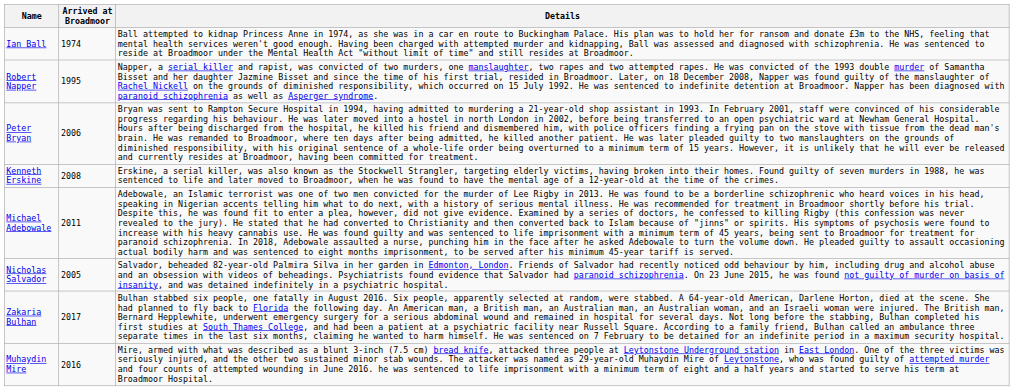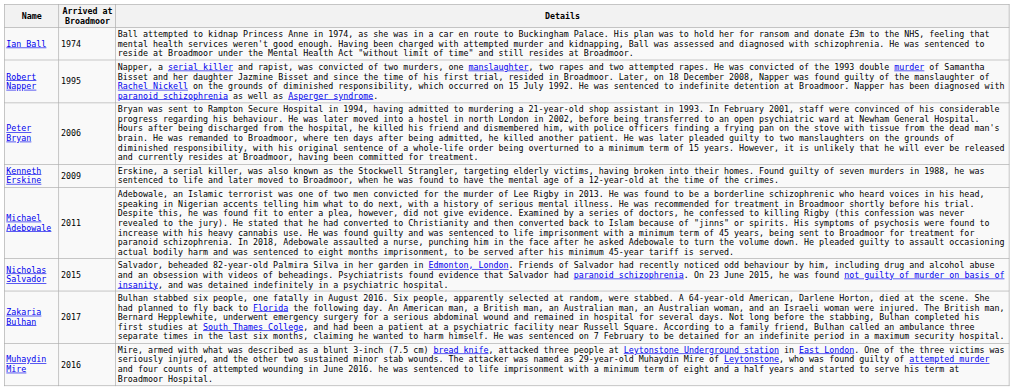(71, 176) 2008 -> (71, 176) 2009
(71, 275) 2005 -> (71, 275) 2015
